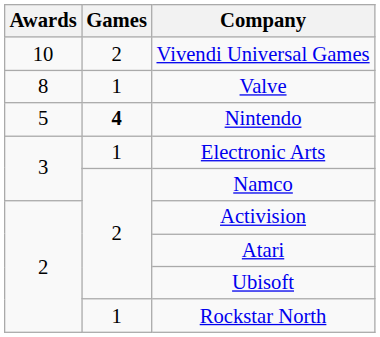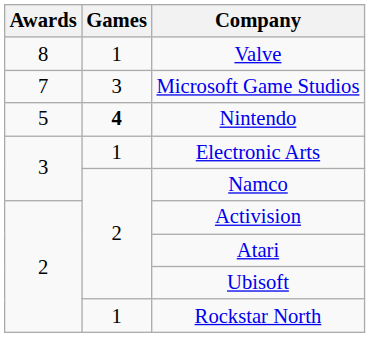- row: (263, 53)
+ row: (258, 86)
